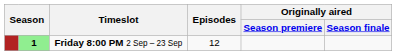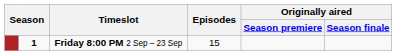(34, 43) lightgreen background -> (34, 43) no background
(214, 43) 12 -> (214, 43) 15
